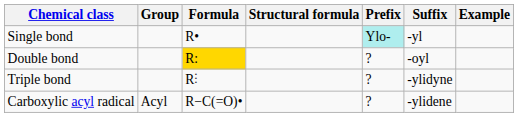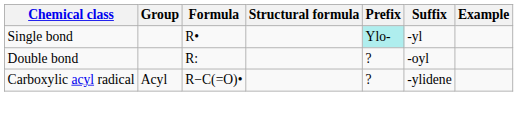(192, 58) gold background -> (192, 58) no background
- row: (39, 79)
